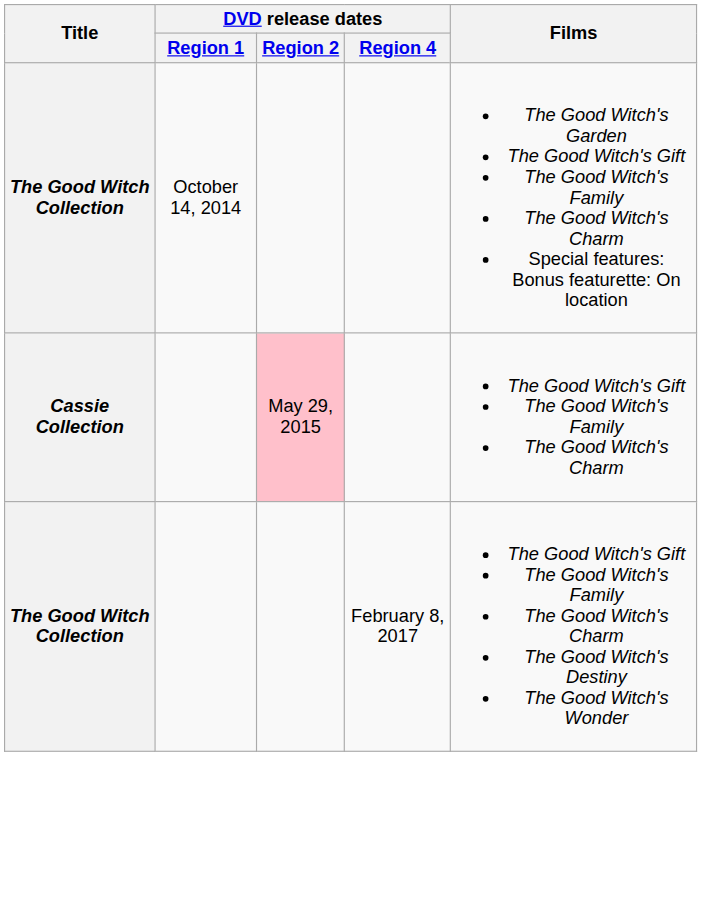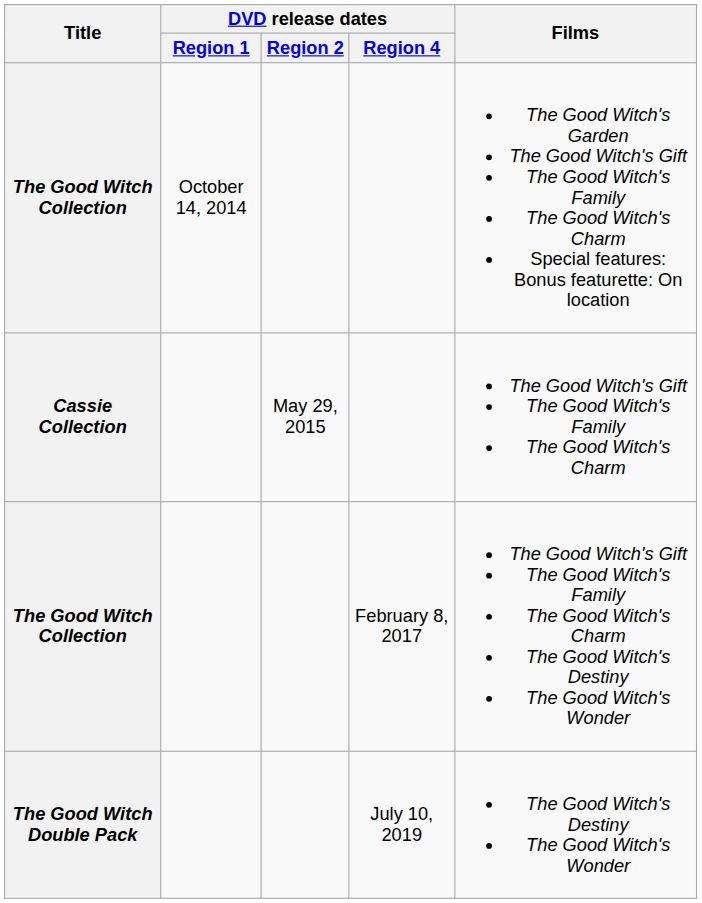(301, 416) pink background -> (305, 416) no background
+ row: (83, 824)
